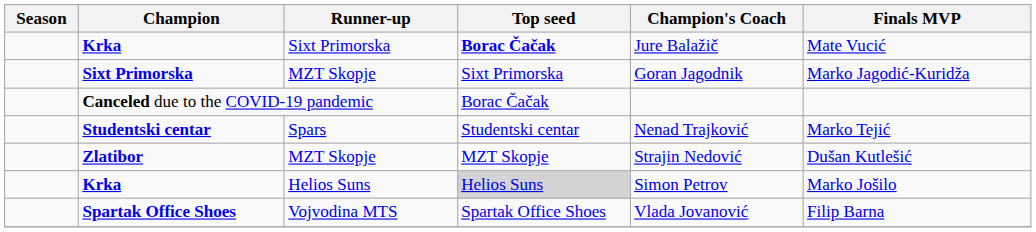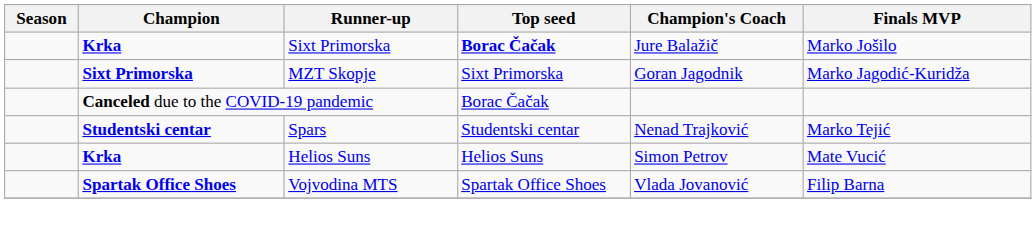(846, 45) Mate Vucić -> (852, 45) Marko Jošilo
- row: (113, 156)
(502, 184) lightgrey background -> (502, 156) no background
(852, 184) Marko Jošilo -> (846, 156) Mate Vucić
